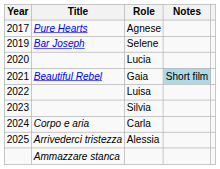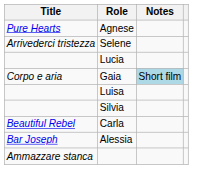- column: (18, 12)
(59, 44) Bar Joseph -> (51, 44) Arrivederci tristezza
(68, 76) Beautiful Rebel -> (34, 76) Corpo e aria
(61, 124) Corpo e aria -> (41, 124) Beautiful Rebel
(78, 140) Arrivederci tristezza -> (32, 140) Bar Joseph
